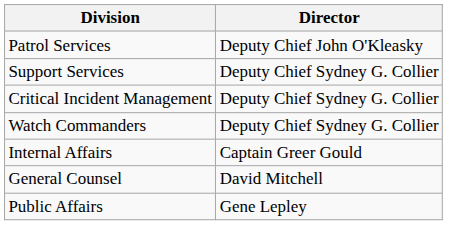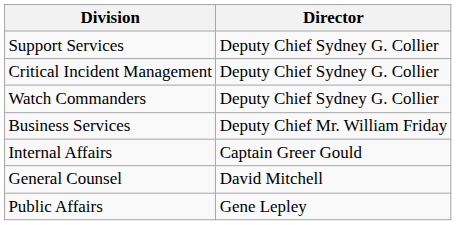- row: (60, 44)
+ row: (69, 125)
